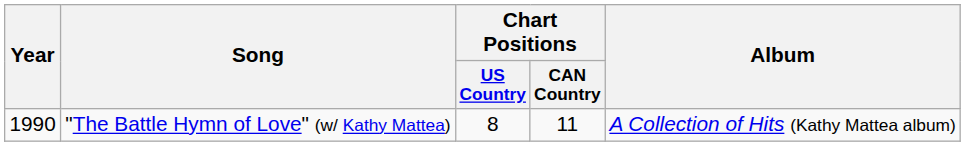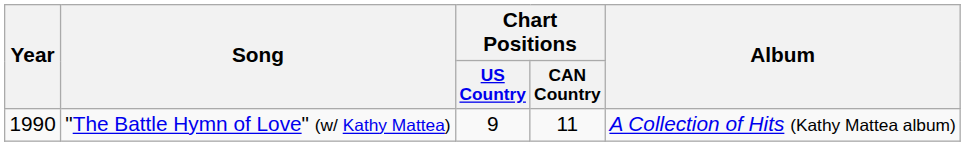(493, 124) 8 -> (493, 124) 9
